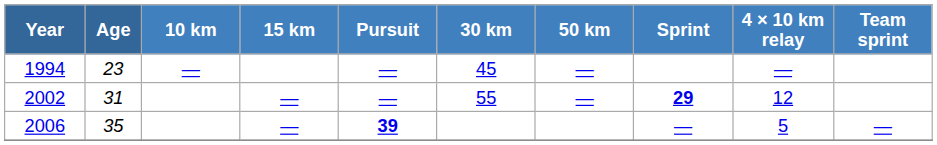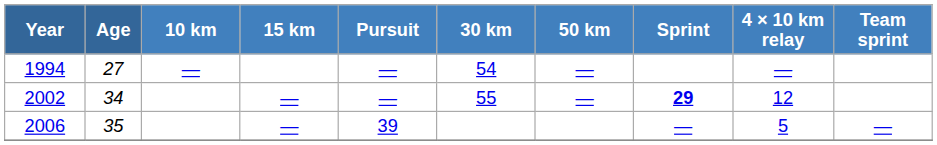(113, 69) 23 -> (113, 69) 27
(486, 69) 45 -> (486, 69) 54
(113, 97) 31 -> (113, 97) 34
(388, 126) bold -> (388, 126) normal
